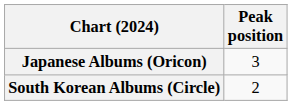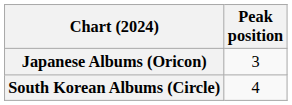(255, 87) 2 -> (255, 87) 4
